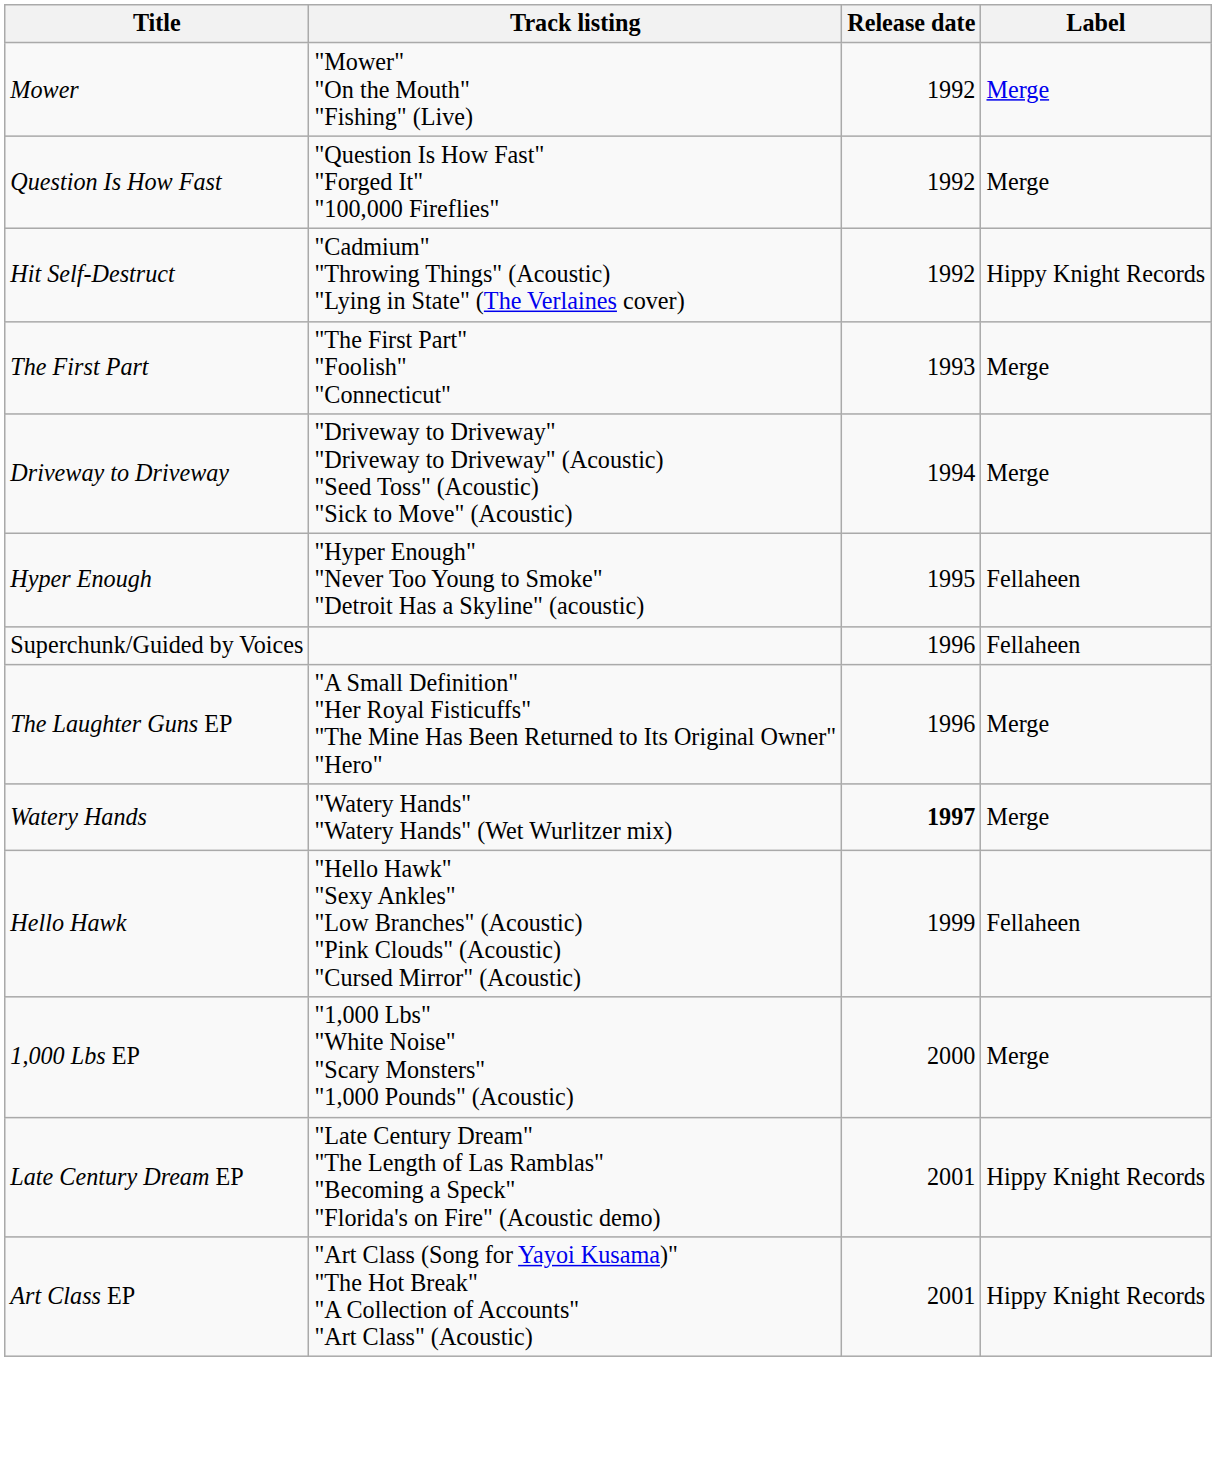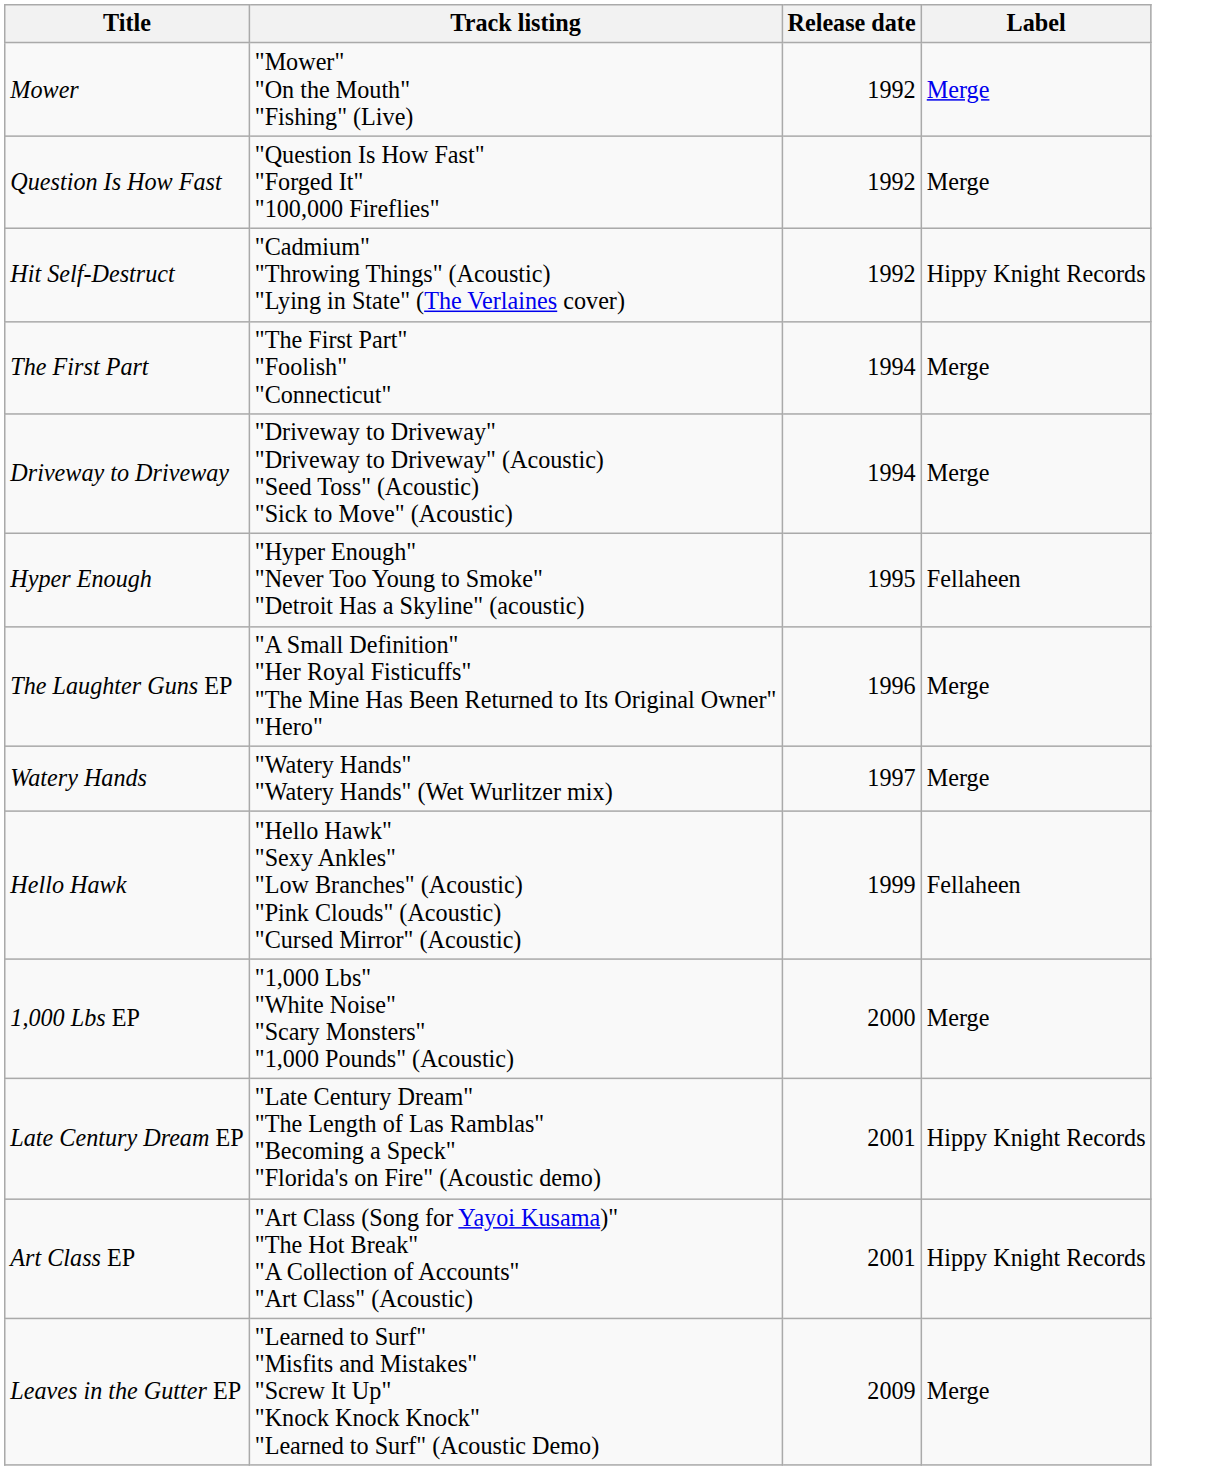(951, 367) 1993 -> (891, 367) 1994
- row: (157, 645)
(951, 816) bold -> (891, 778) normal
+ row: (126, 1391)
